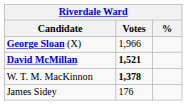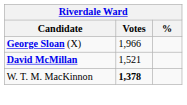(130, 60) bold -> (130, 60) normal
- row: (32, 92)
